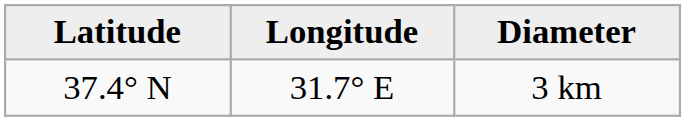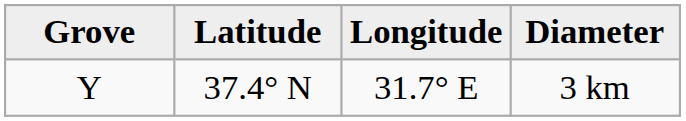+ column: (89, 32)
